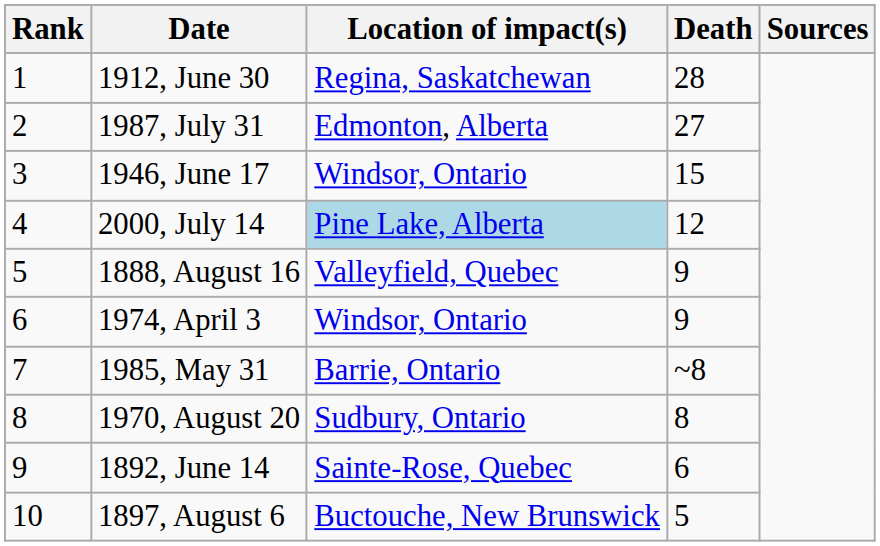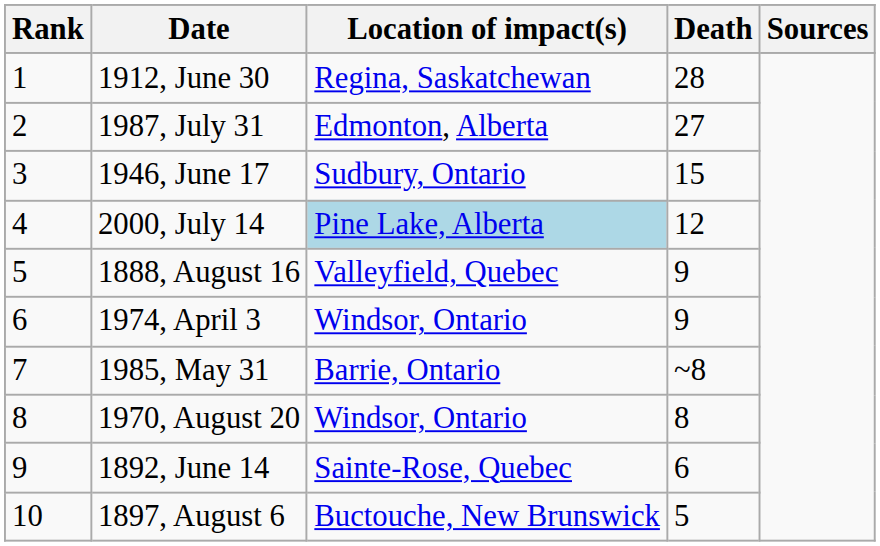(421, 175) Windsor, Ontario -> (420, 175) Sudbury, Ontario
(420, 418) Sudbury, Ontario -> (421, 418) Windsor, Ontario
